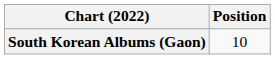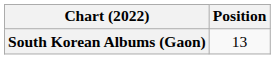(240, 41) 10 -> (240, 41) 13
